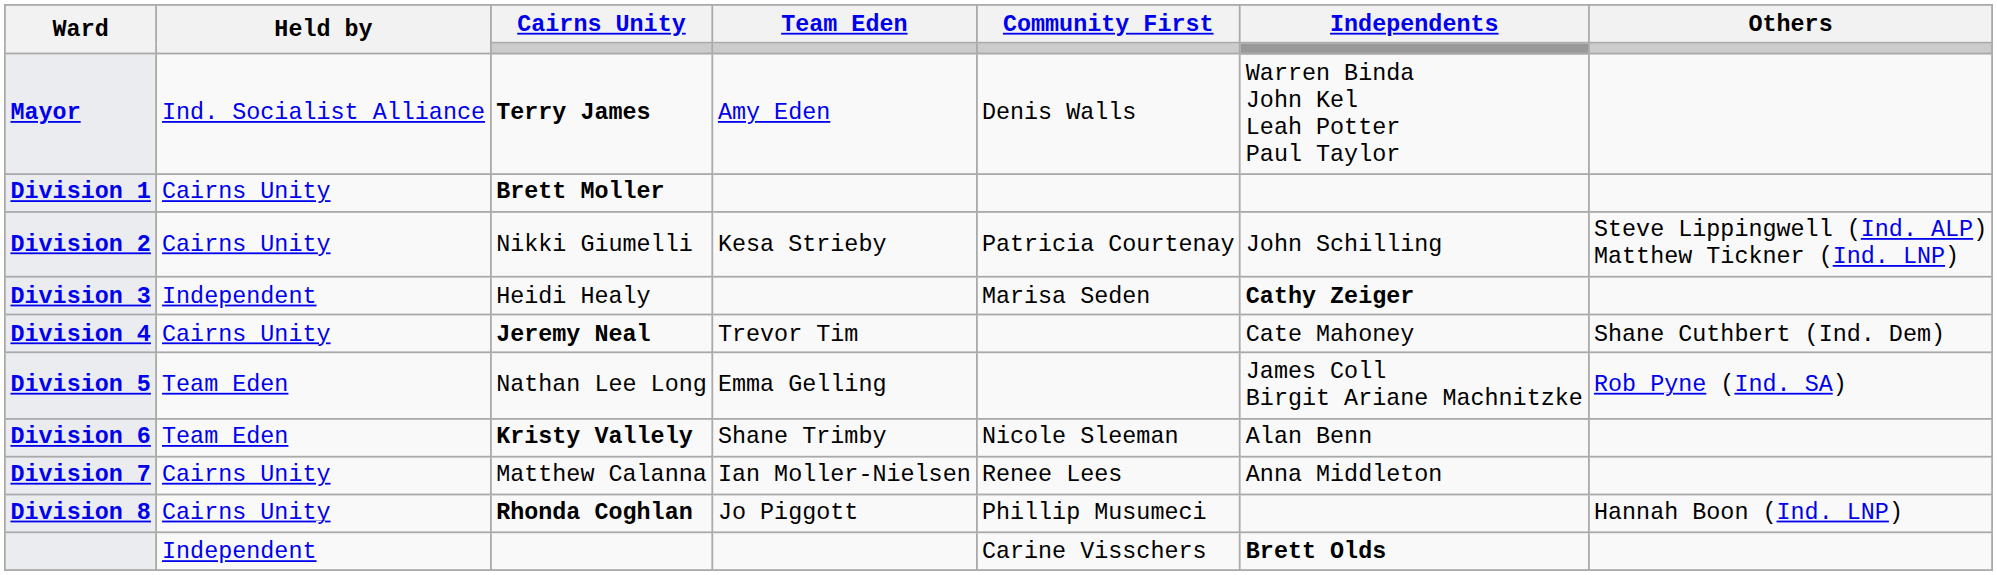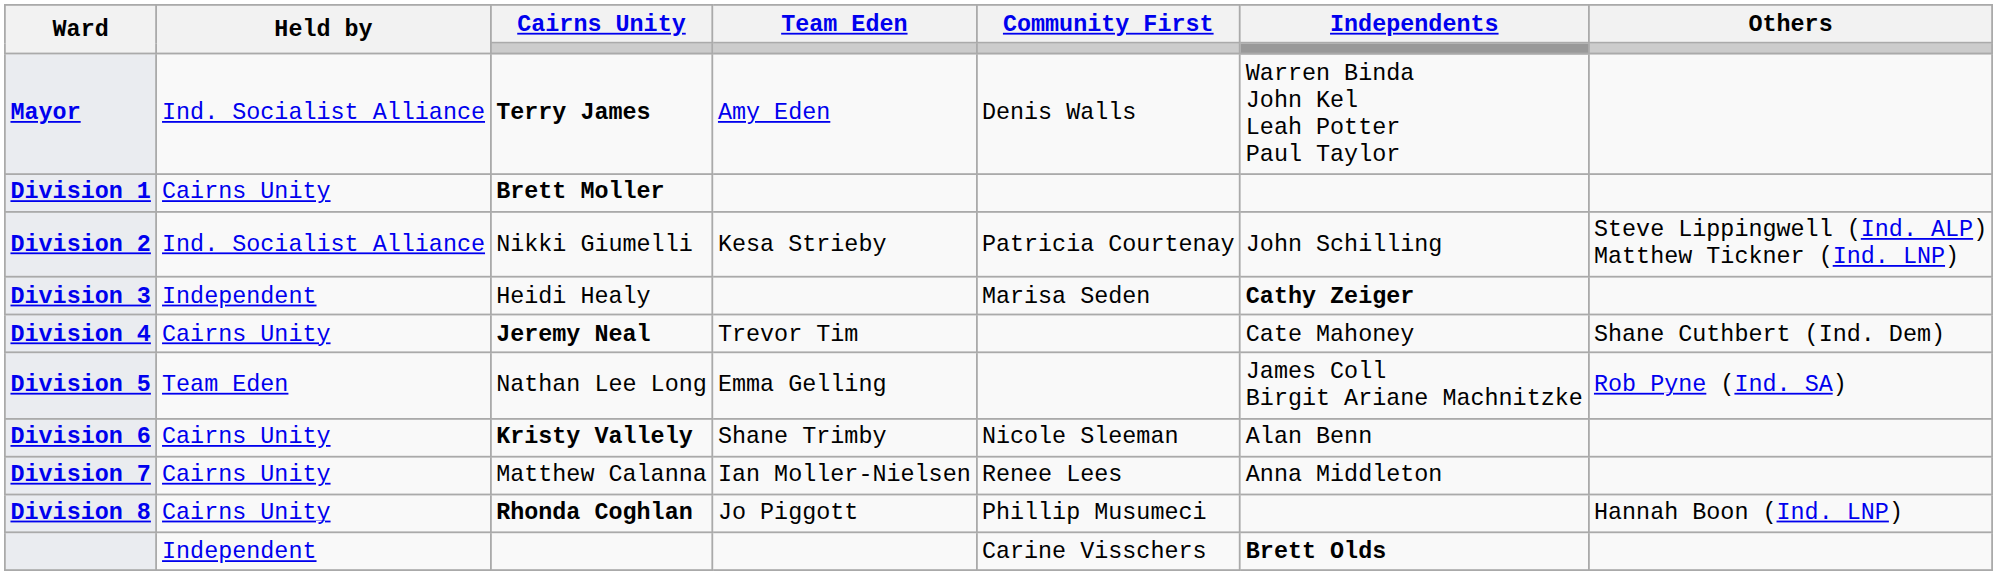(246, 244) Cairns Unity -> (324, 244) Ind. Socialist Alliance
(225, 437) Team Eden -> (246, 437) Cairns Unity
